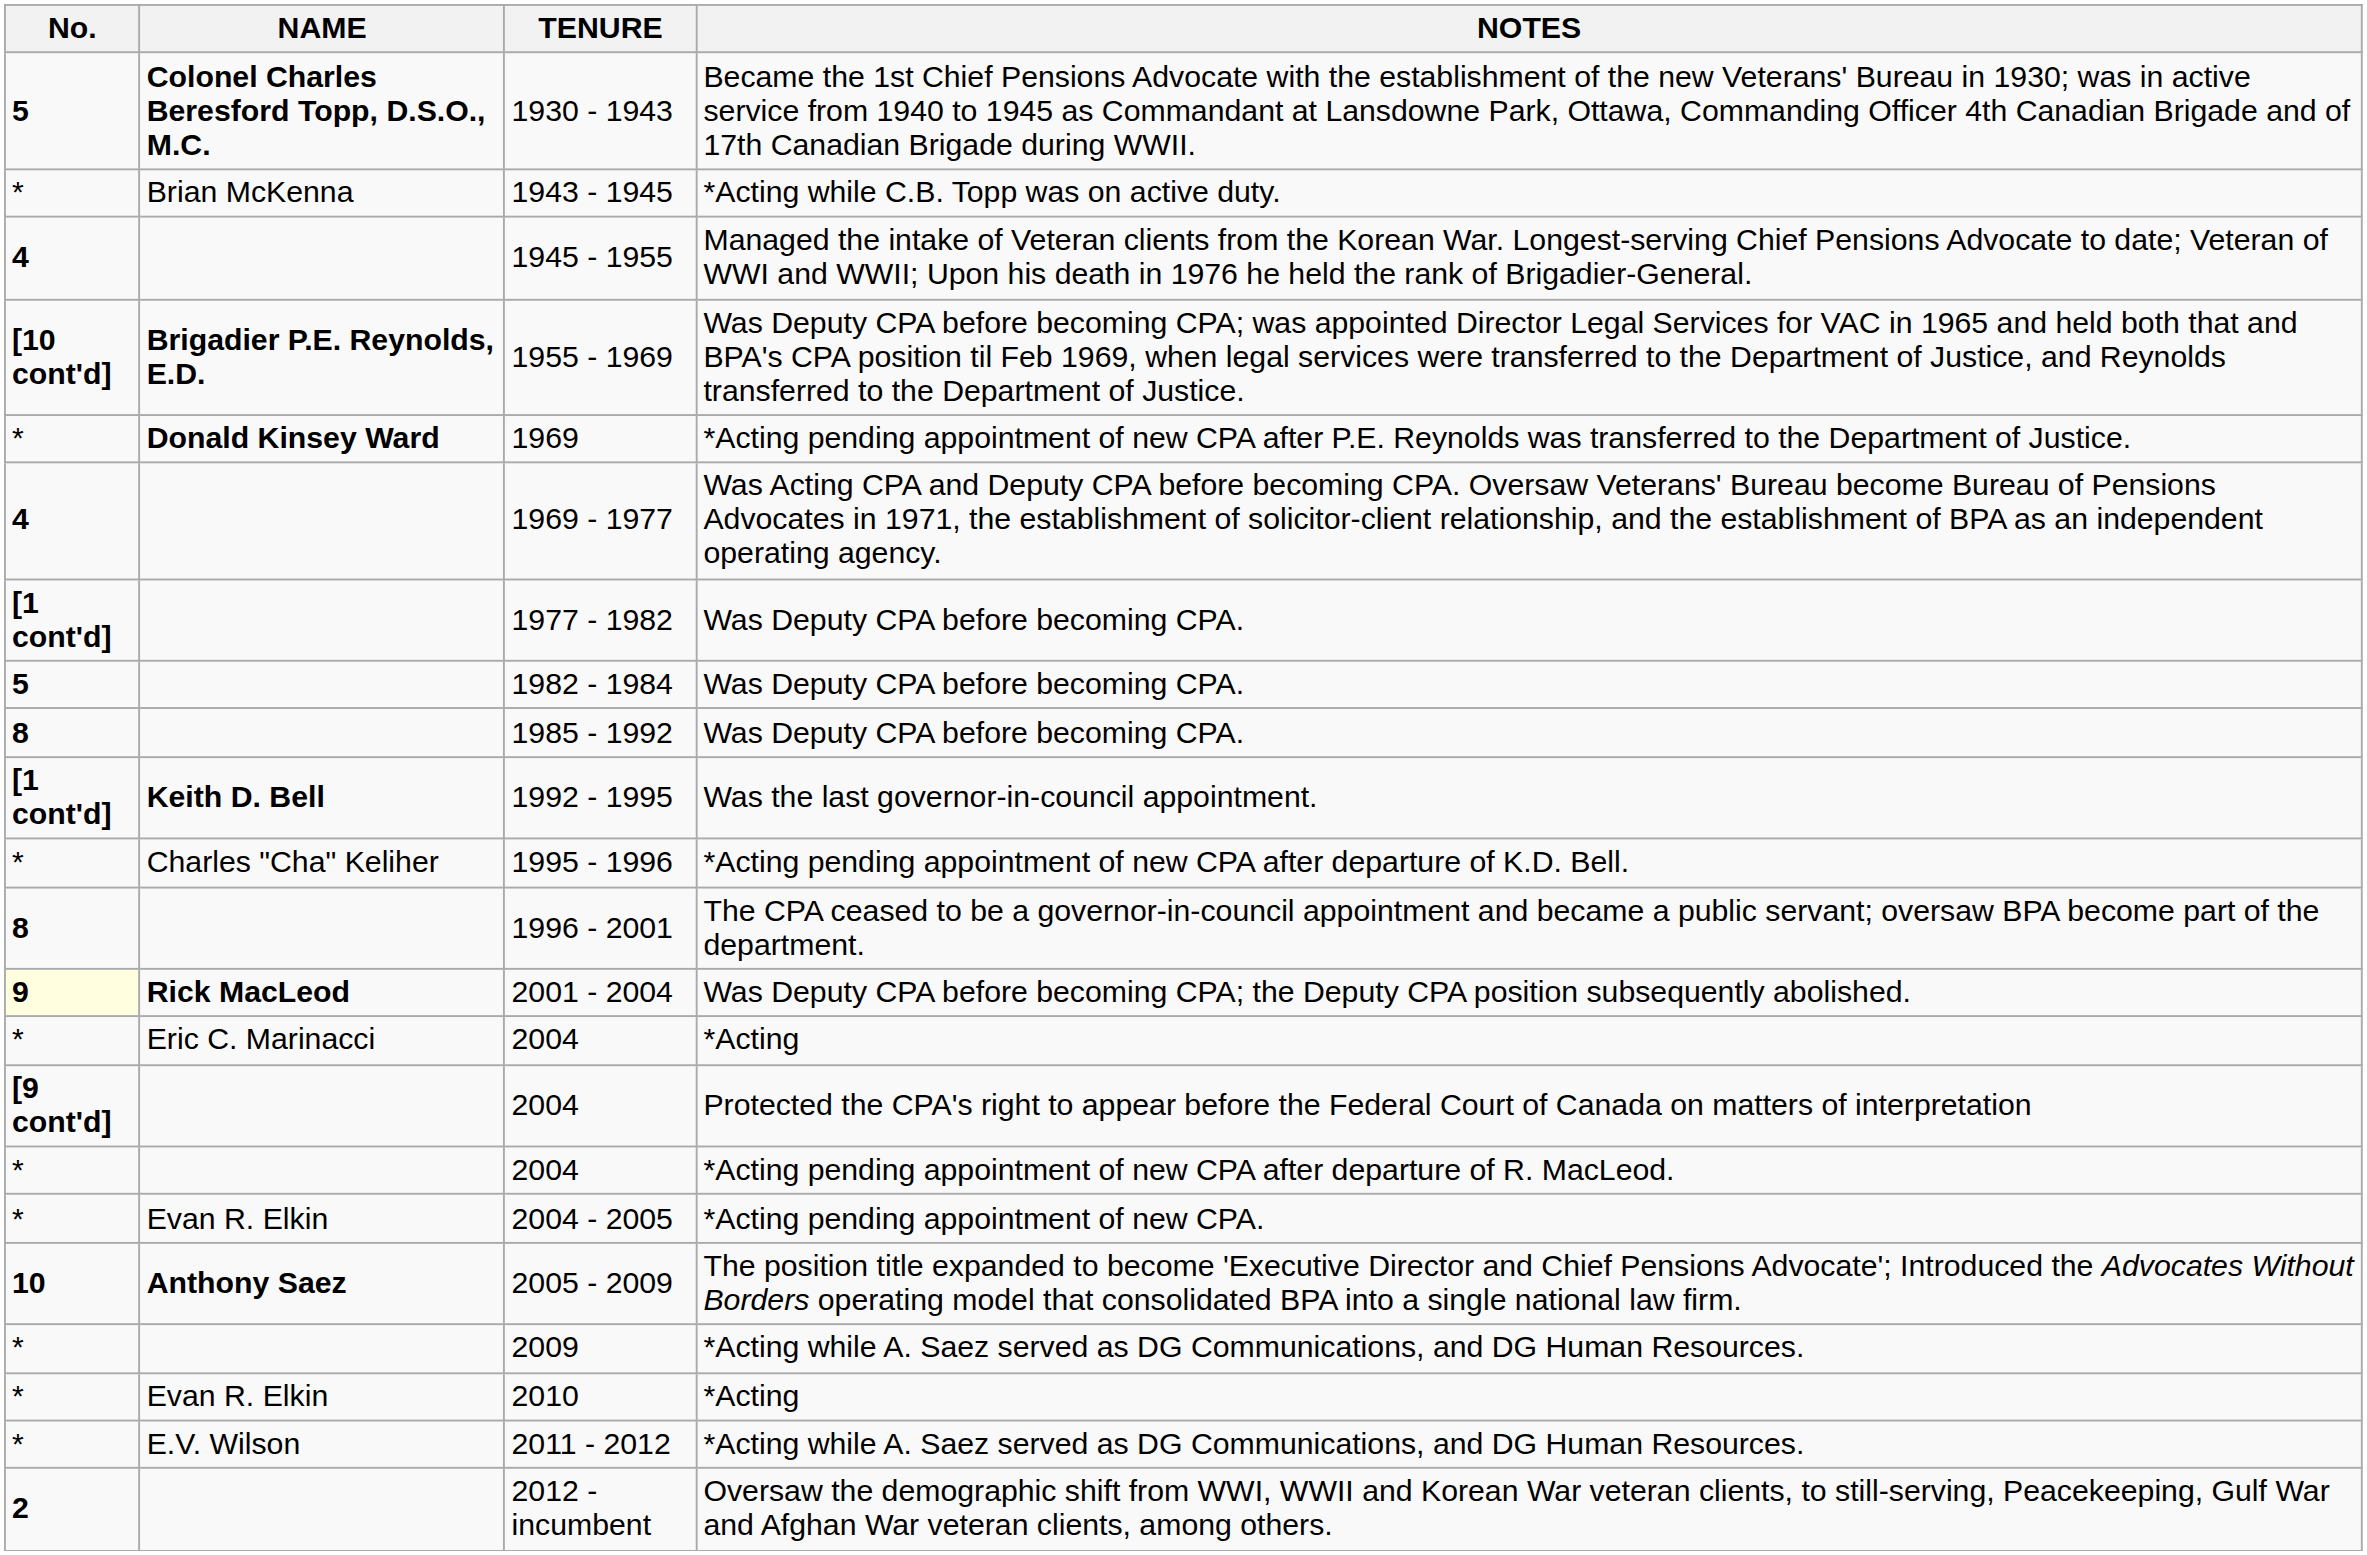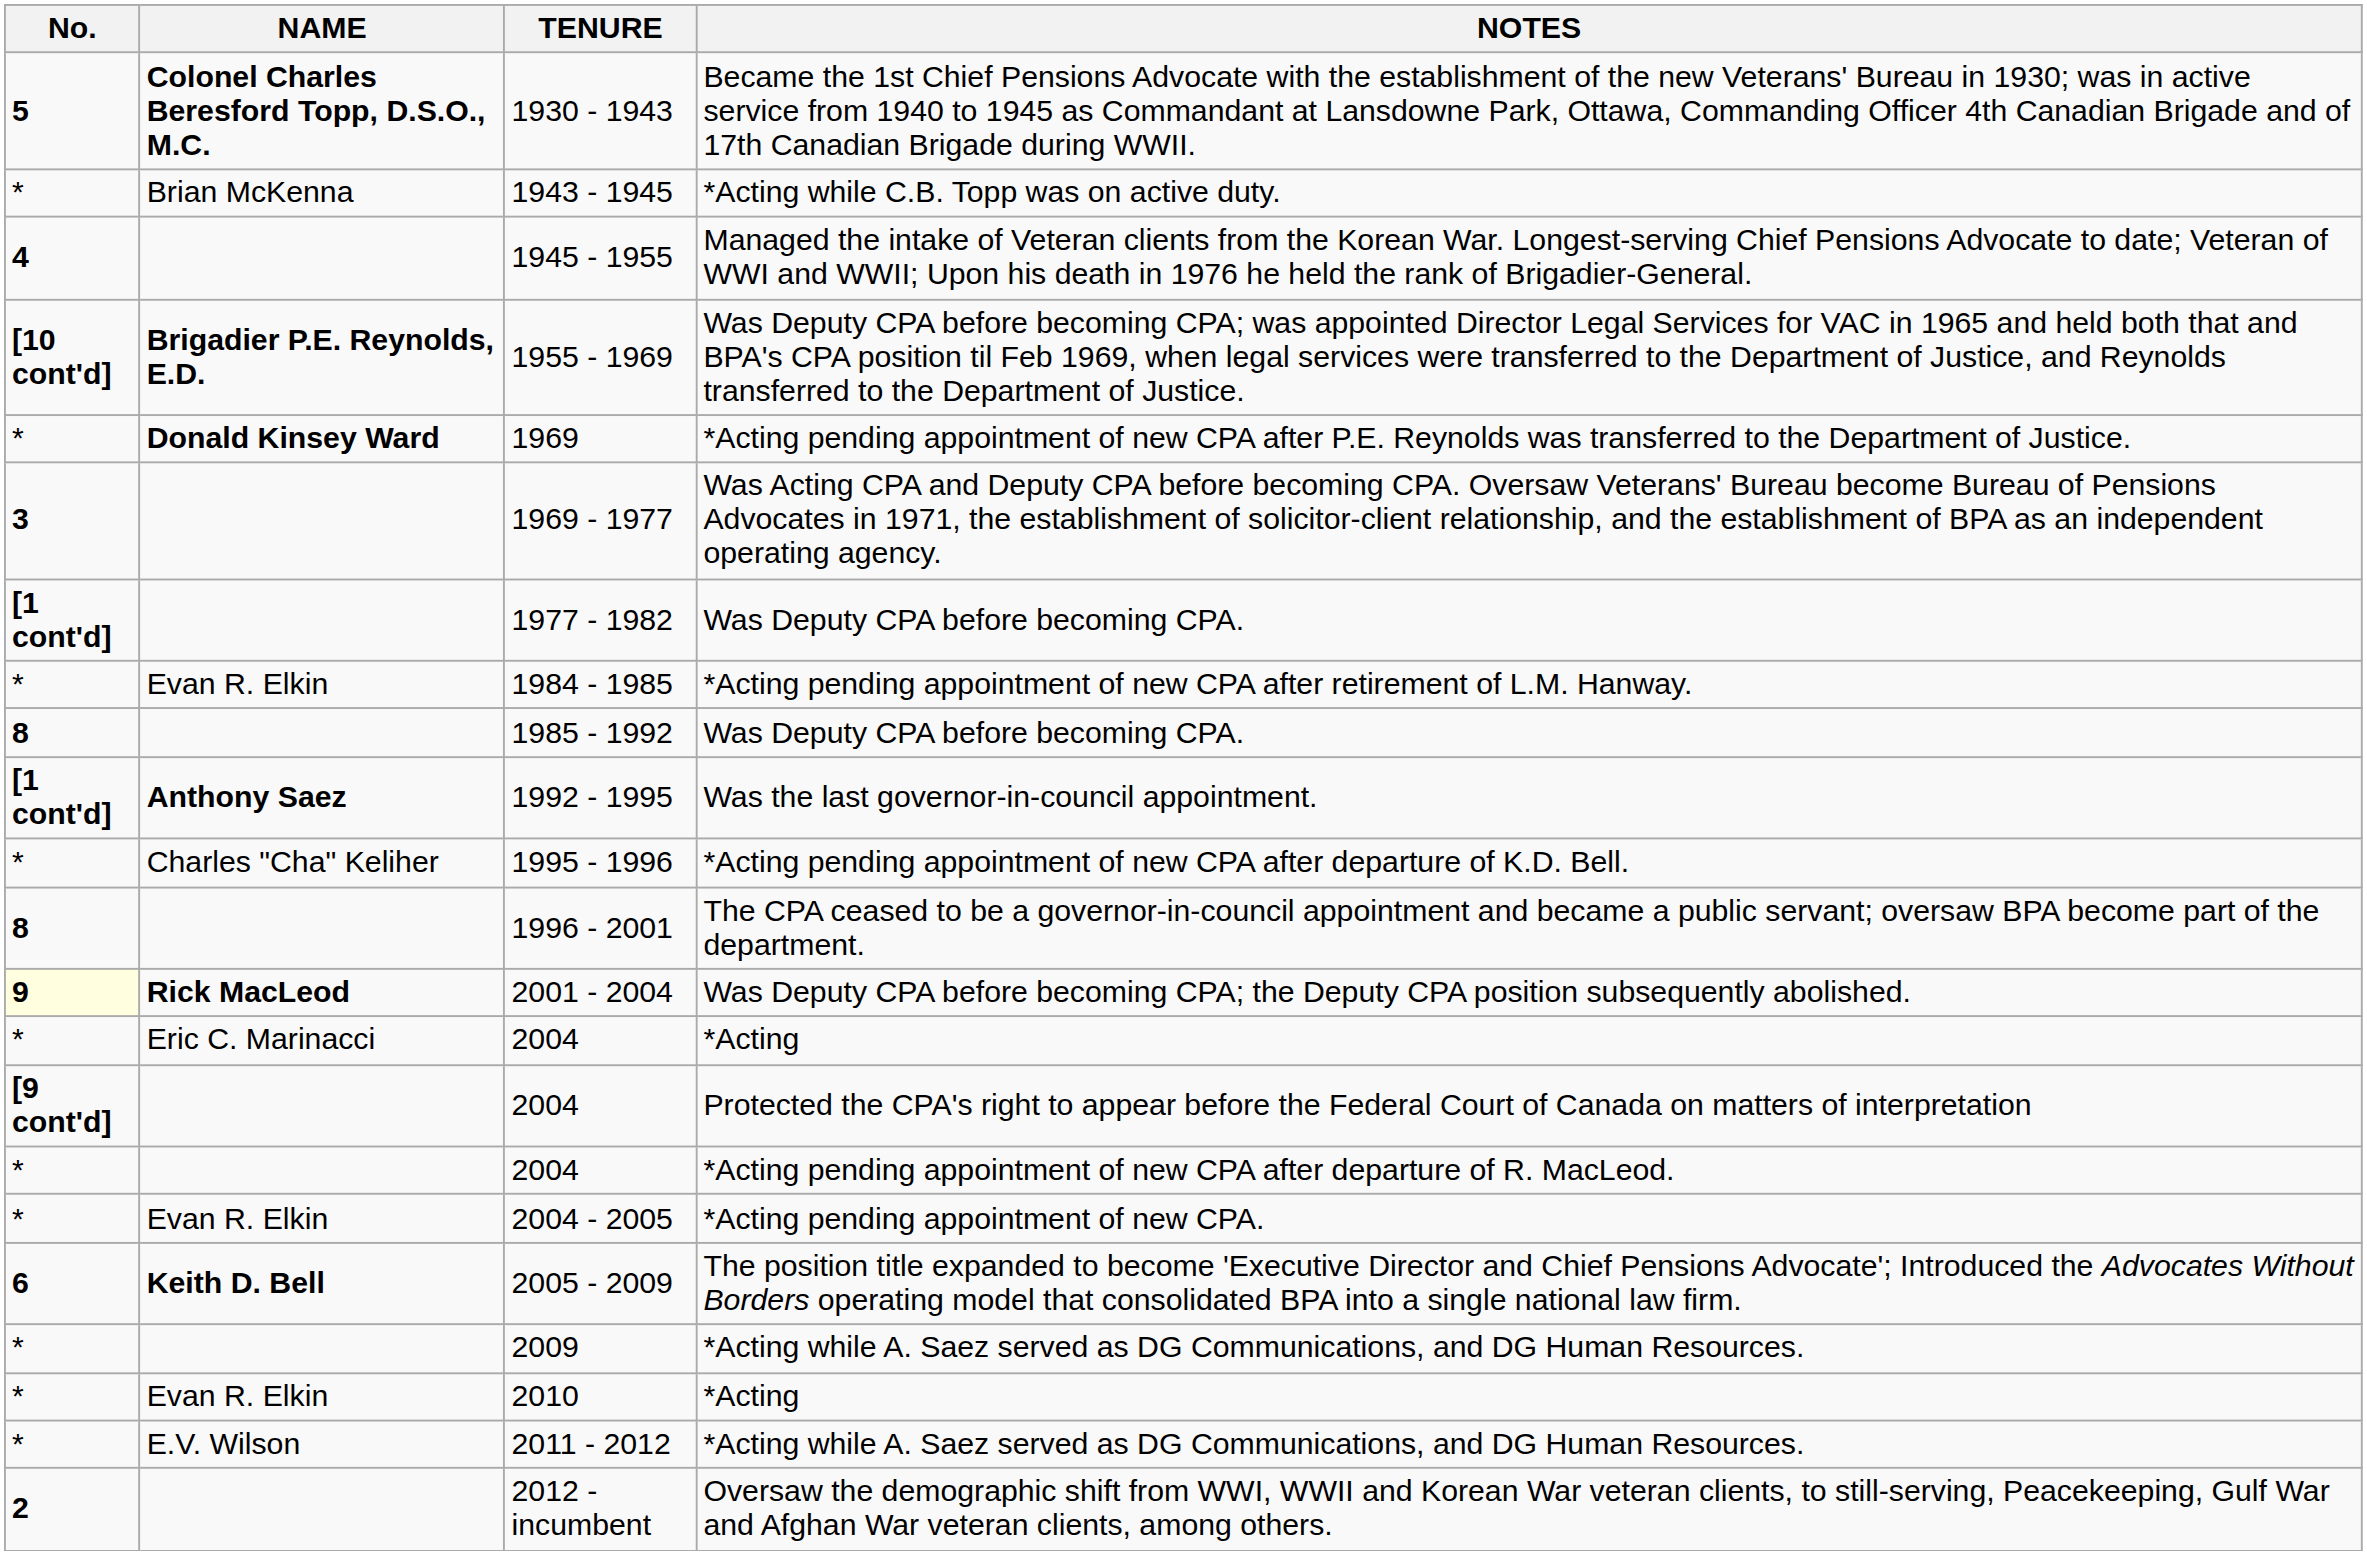(20, 520) 4 -> (20, 520) 3
- row: (592, 684)
+ row: (592, 684)
(236, 797) Keith D. Bell -> (247, 797) Anthony Saez
(29, 1282) 10 -> (20, 1282) 6
(247, 1282) Anthony Saez -> (236, 1282) Keith D. Bell
